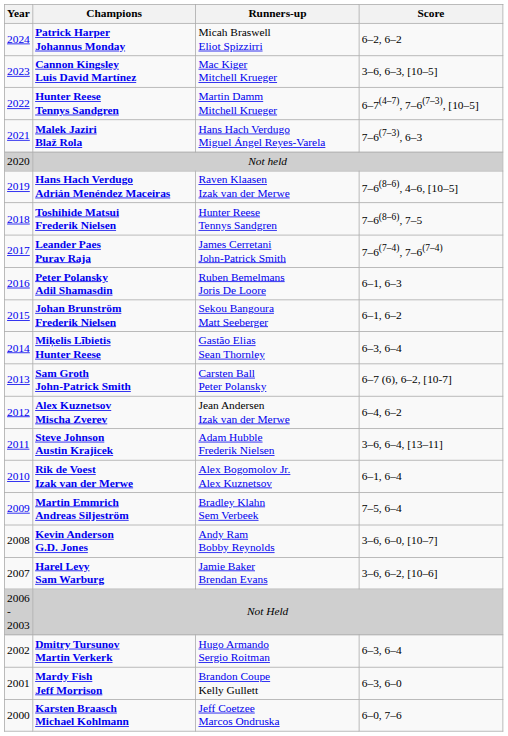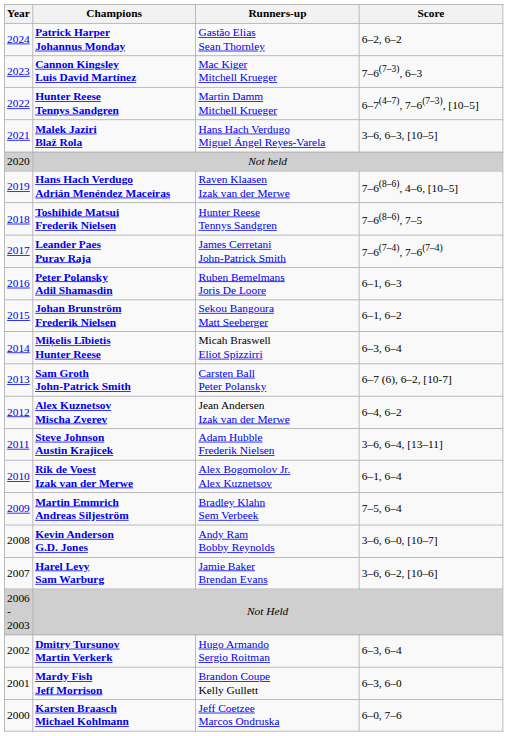(235, 39) Micah Braswell Eliot Spizzirri -> (232, 39) Gastão Elias Sean Thornley
(400, 71) 3–6, 6–3, [10–5] -> (392, 71) 7–6(7–3), 6–3
(392, 136) 7–6(7–3), 6–3 -> (400, 136) 3–6, 6–3, [10–5]
(232, 348) Gastão Elias Sean Thornley -> (235, 348) Micah Braswell Eliot Spizzirri
